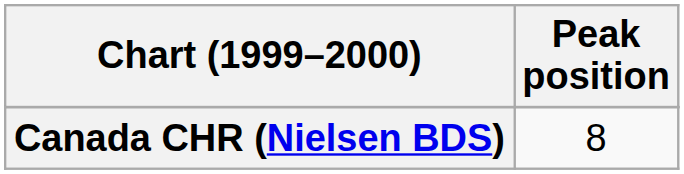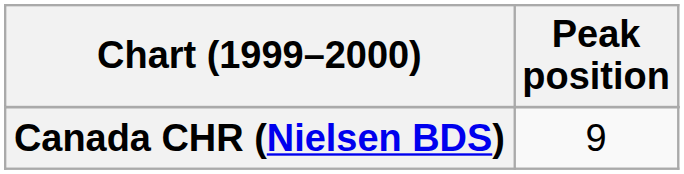(596, 137) 8 -> (596, 137) 9
